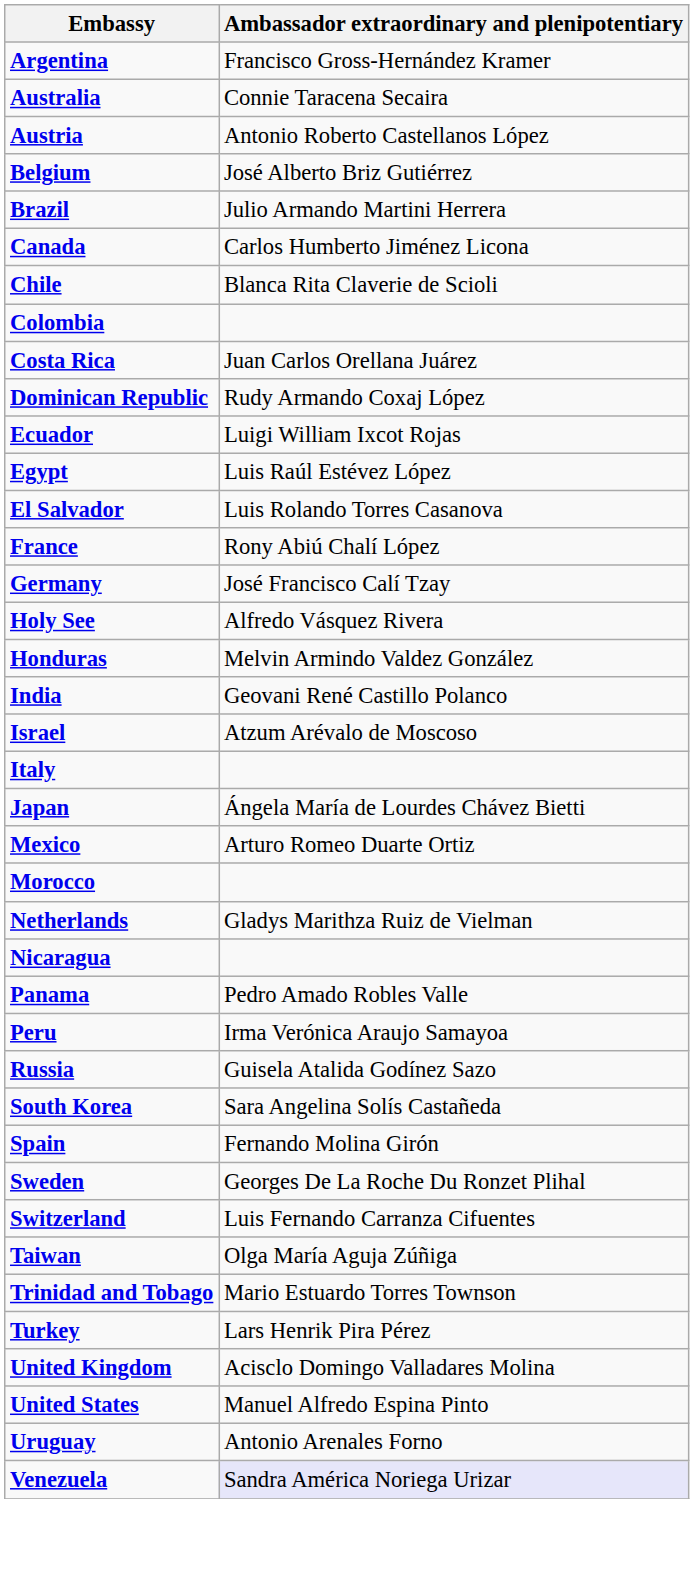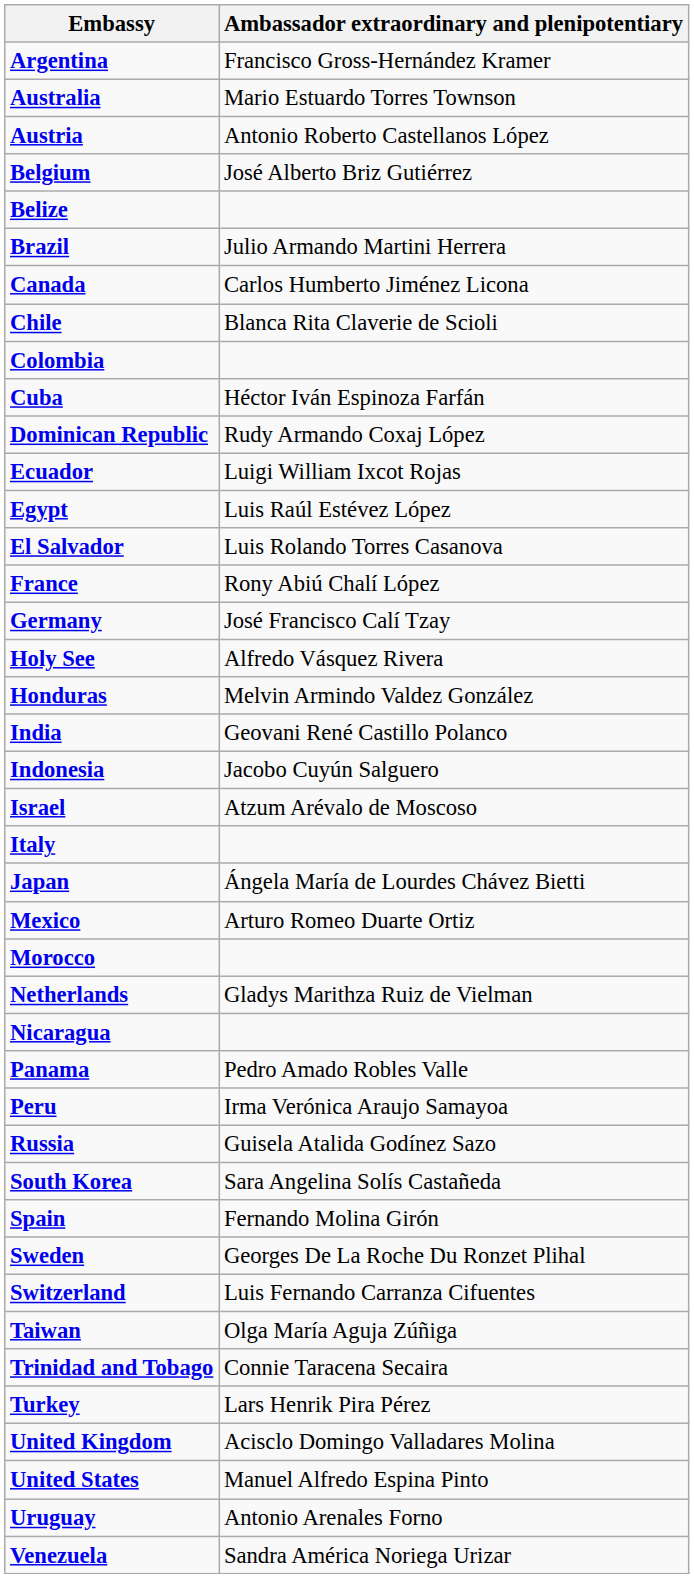(336, 98) Connie Taracena Secaira -> (370, 98) Mario Estuardo Torres Townson
+ row: (39, 210)
- row: (62, 359)
+ row: (36, 396)
+ row: (57, 770)
(370, 1293) Mario Estuardo Torres Townson -> (336, 1367) Connie Taracena Secaira
(367, 1479) lavender background -> (367, 1554) no background
